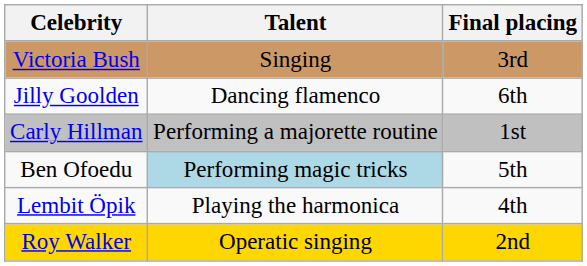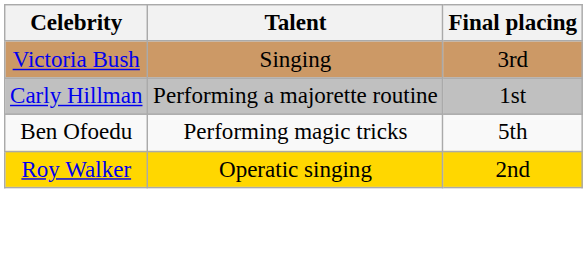- row: (76, 95)
(295, 168) lightblue background -> (295, 132) no background
- row: (76, 205)
